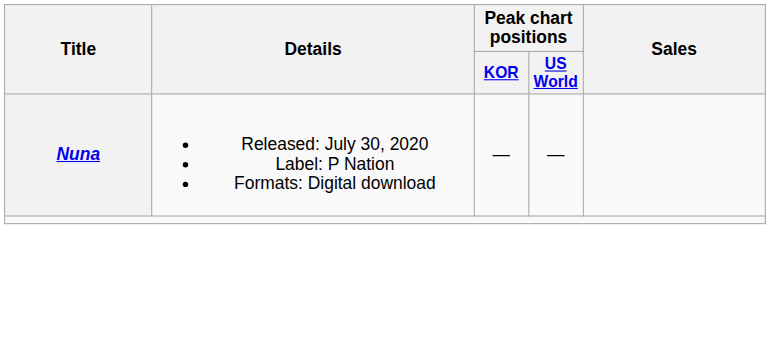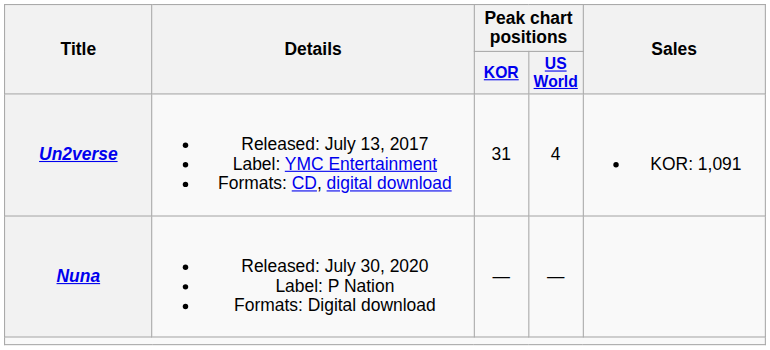+ row: (78, 154)
